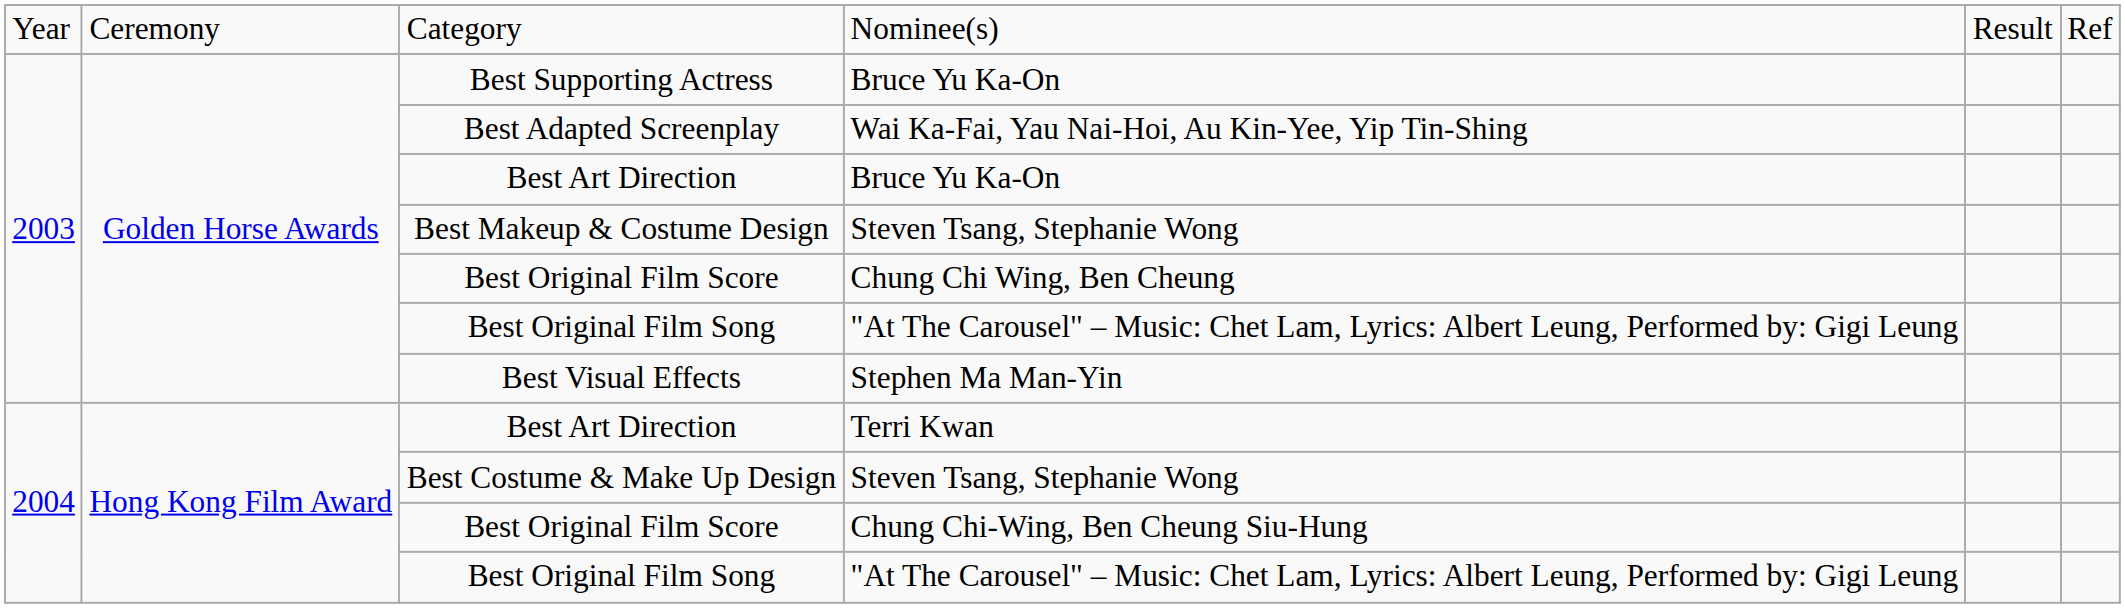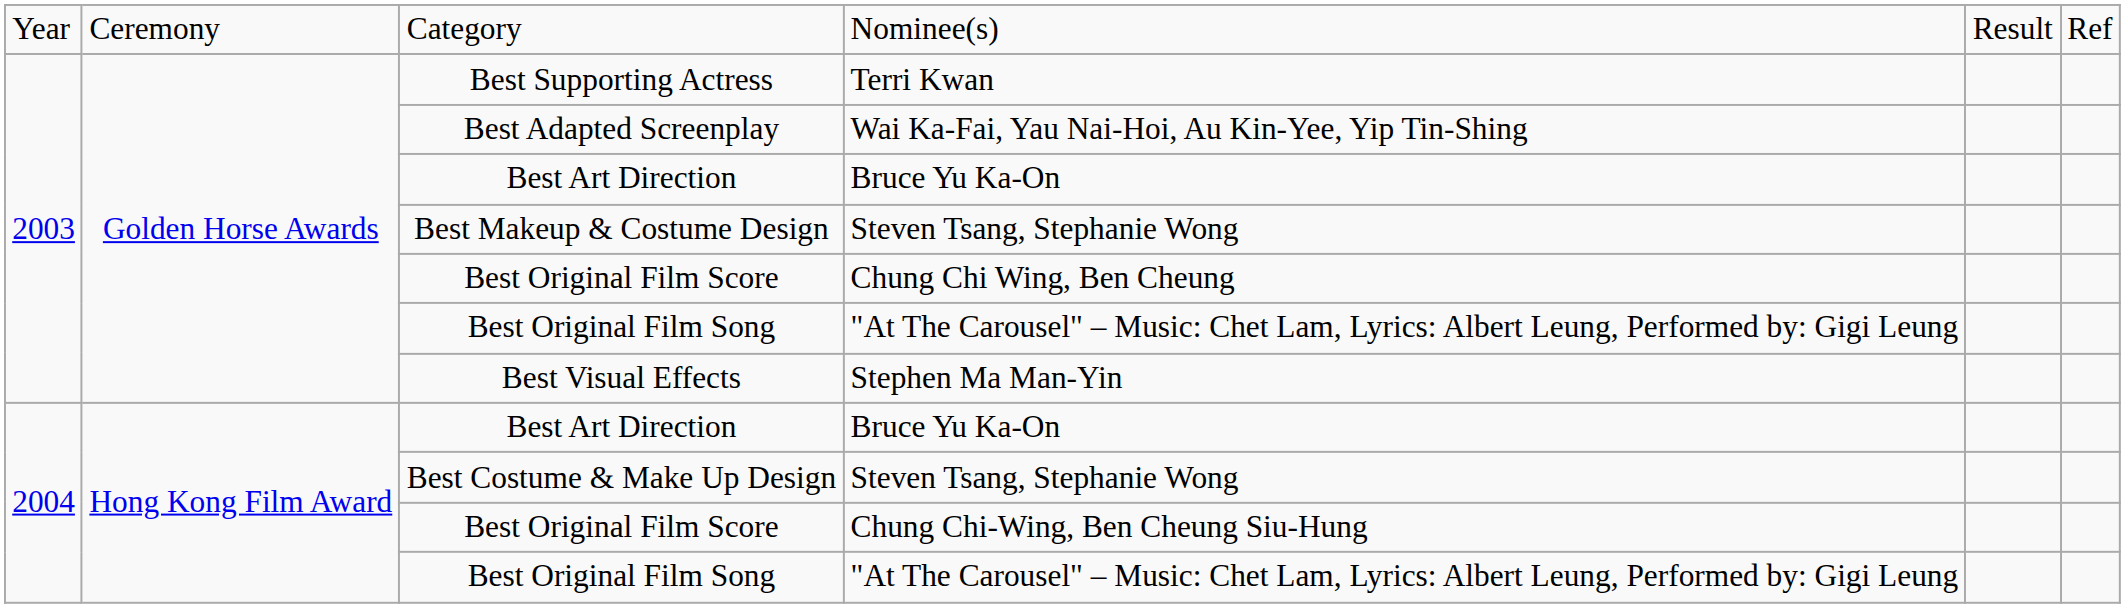(955, 79) Bruce Yu Ka-On -> (922, 79) Terri Kwan
(922, 427) Terri Kwan -> (955, 427) Bruce Yu Ka-On
